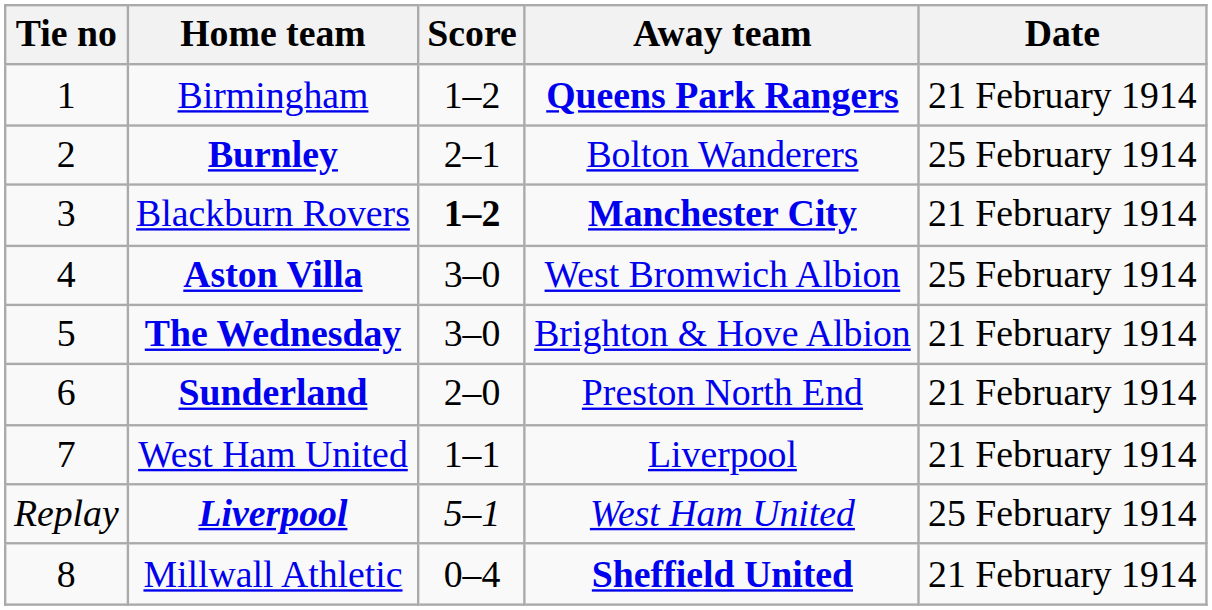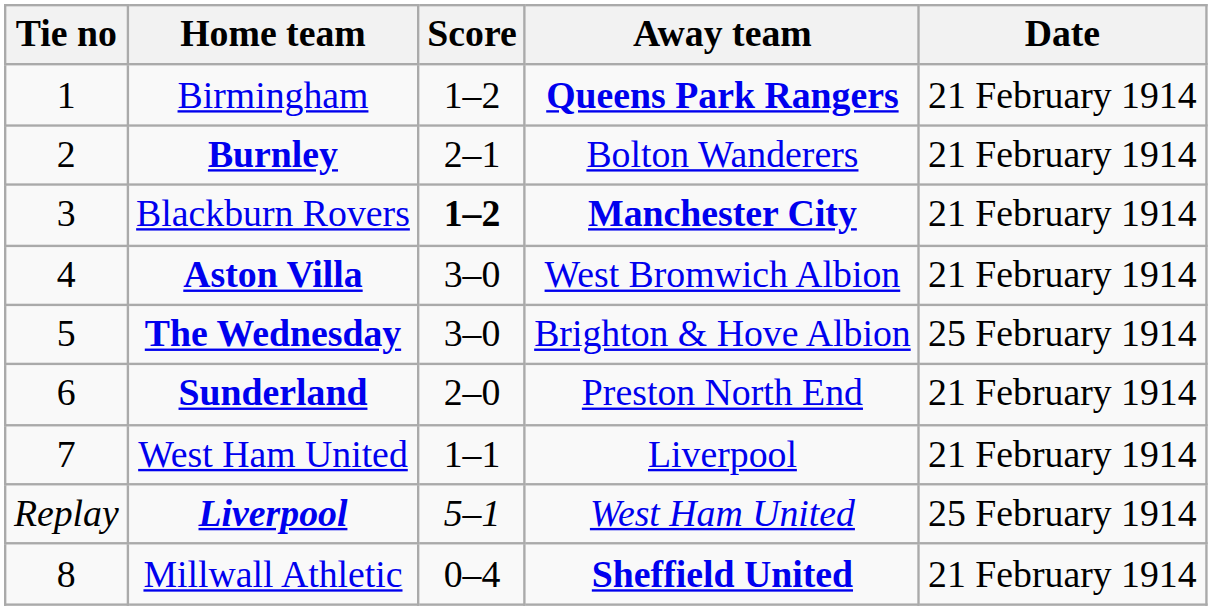(1062, 154) 25 February 1914 -> (1062, 154) 21 February 1914
(1062, 273) 25 February 1914 -> (1062, 273) 21 February 1914
(1062, 333) 21 February 1914 -> (1062, 333) 25 February 1914
